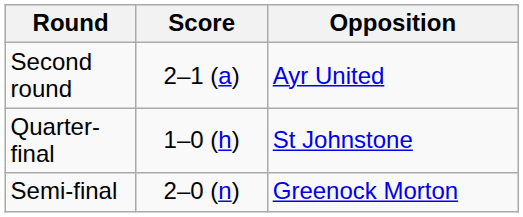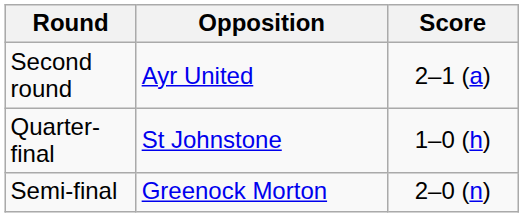columns swapped: (393, 23) <-> (202, 23)
